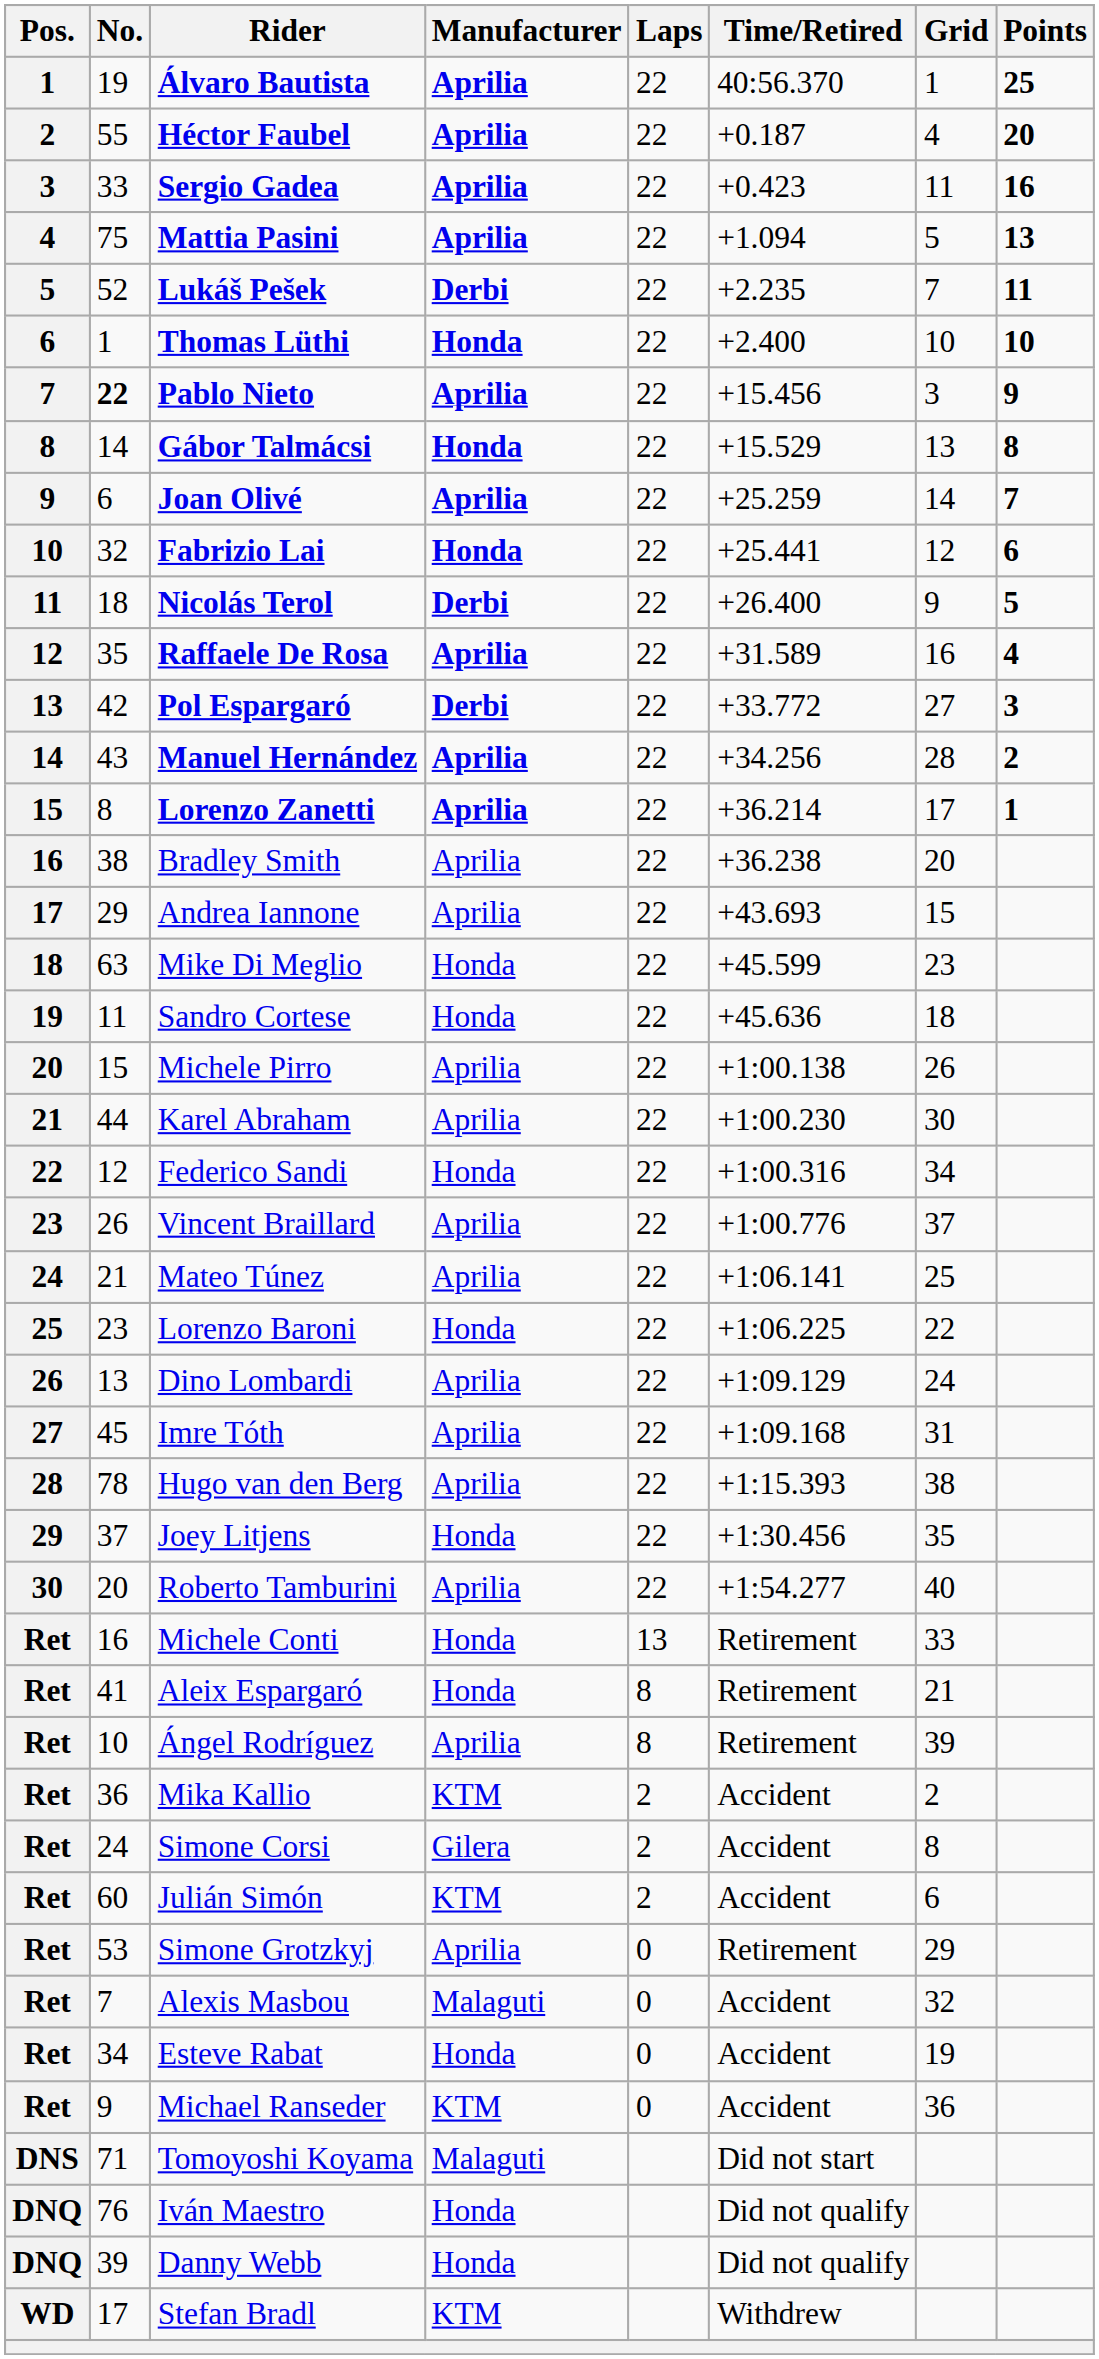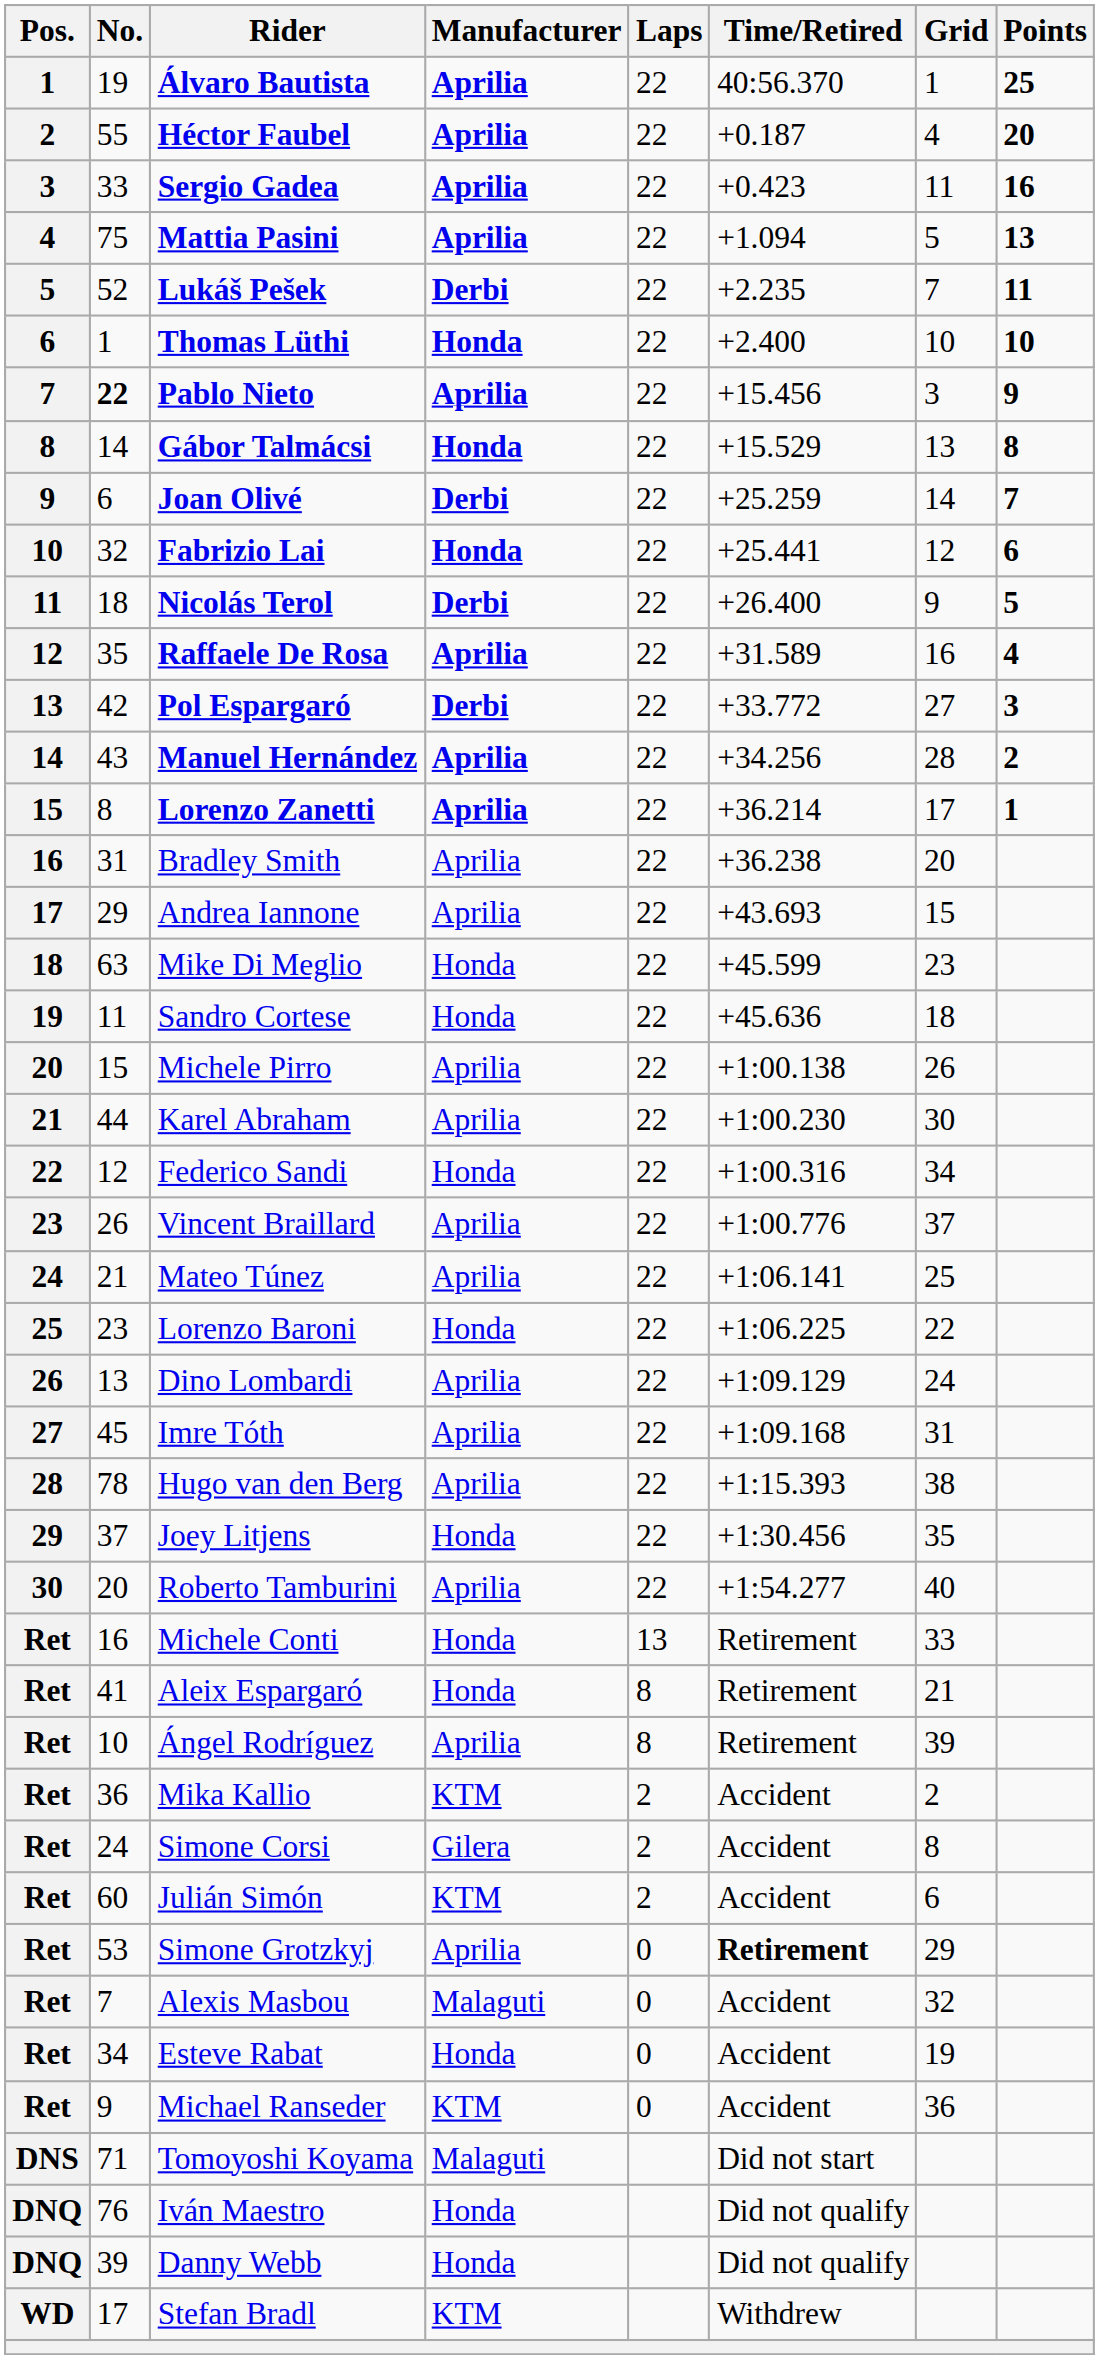(480, 497) Aprilia -> (470, 497) Derbi
(113, 860) 38 -> (113, 860) 31
(787, 1950) normal -> (793, 1950) bold
